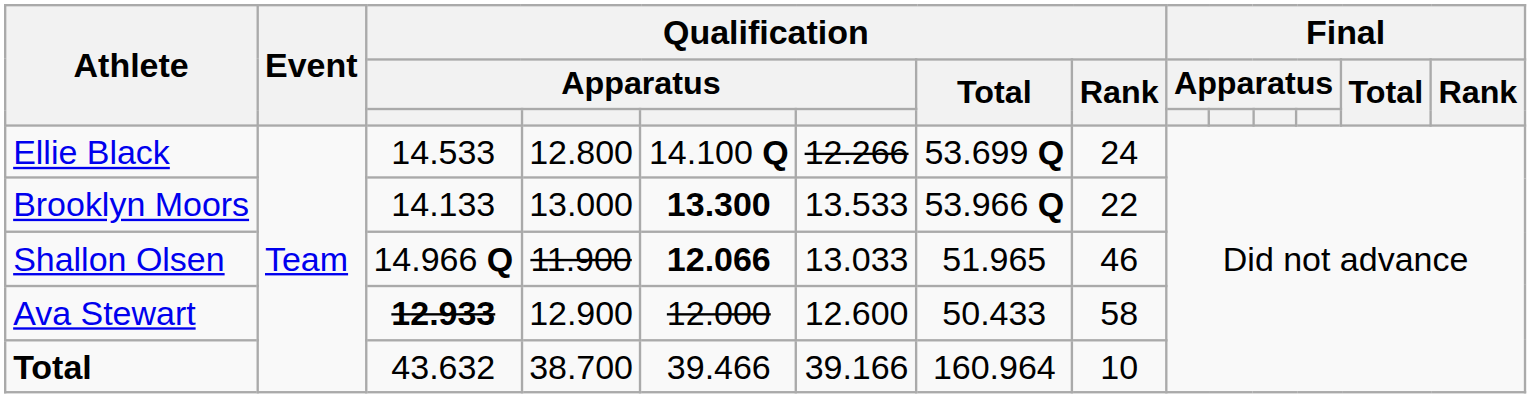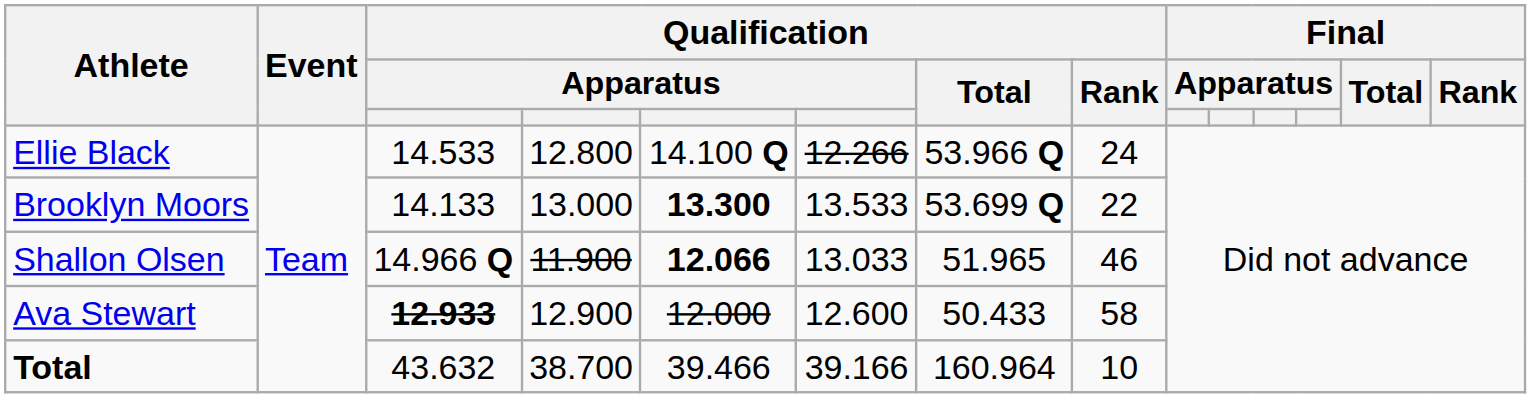(994, 152) 53.699 Q -> (994, 152) 53.966 Q
(994, 206) 53.966 Q -> (994, 206) 53.699 Q
